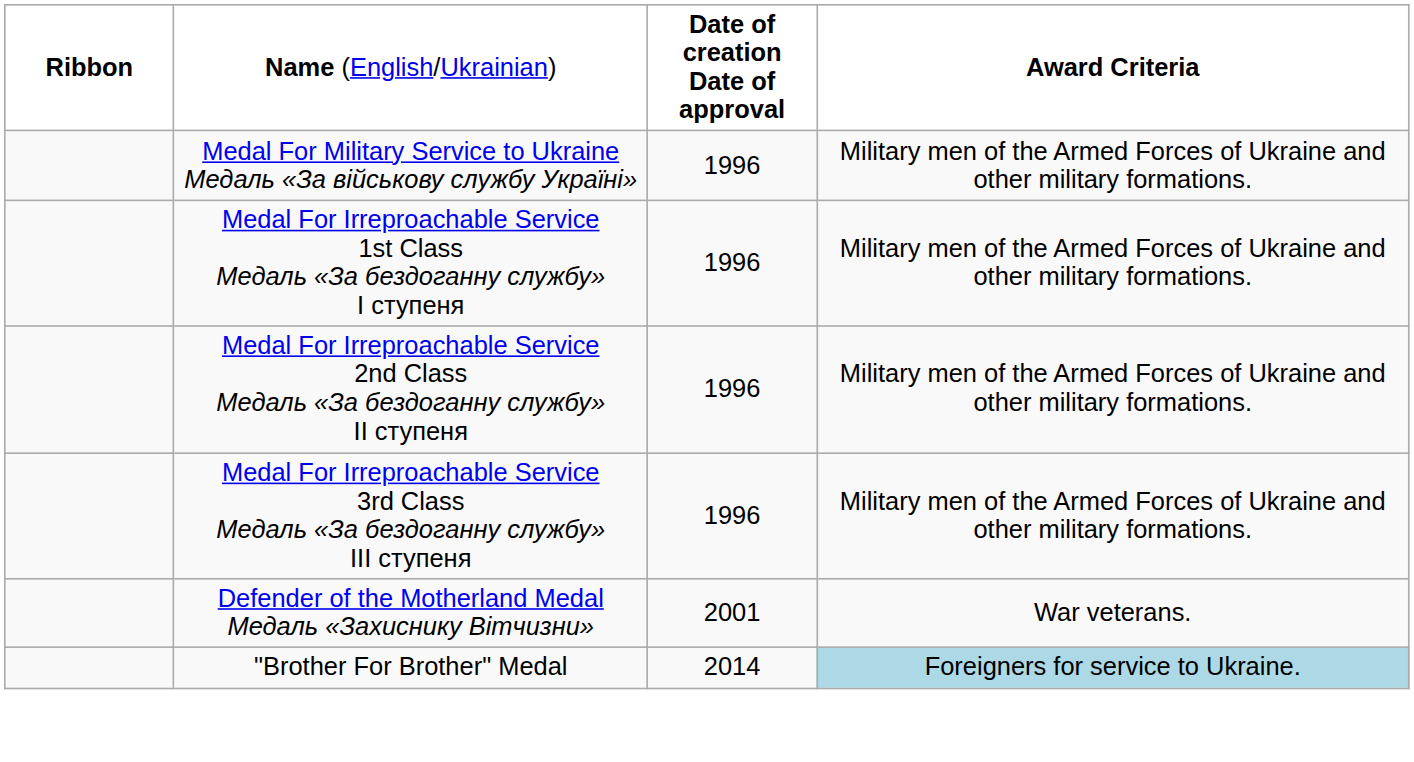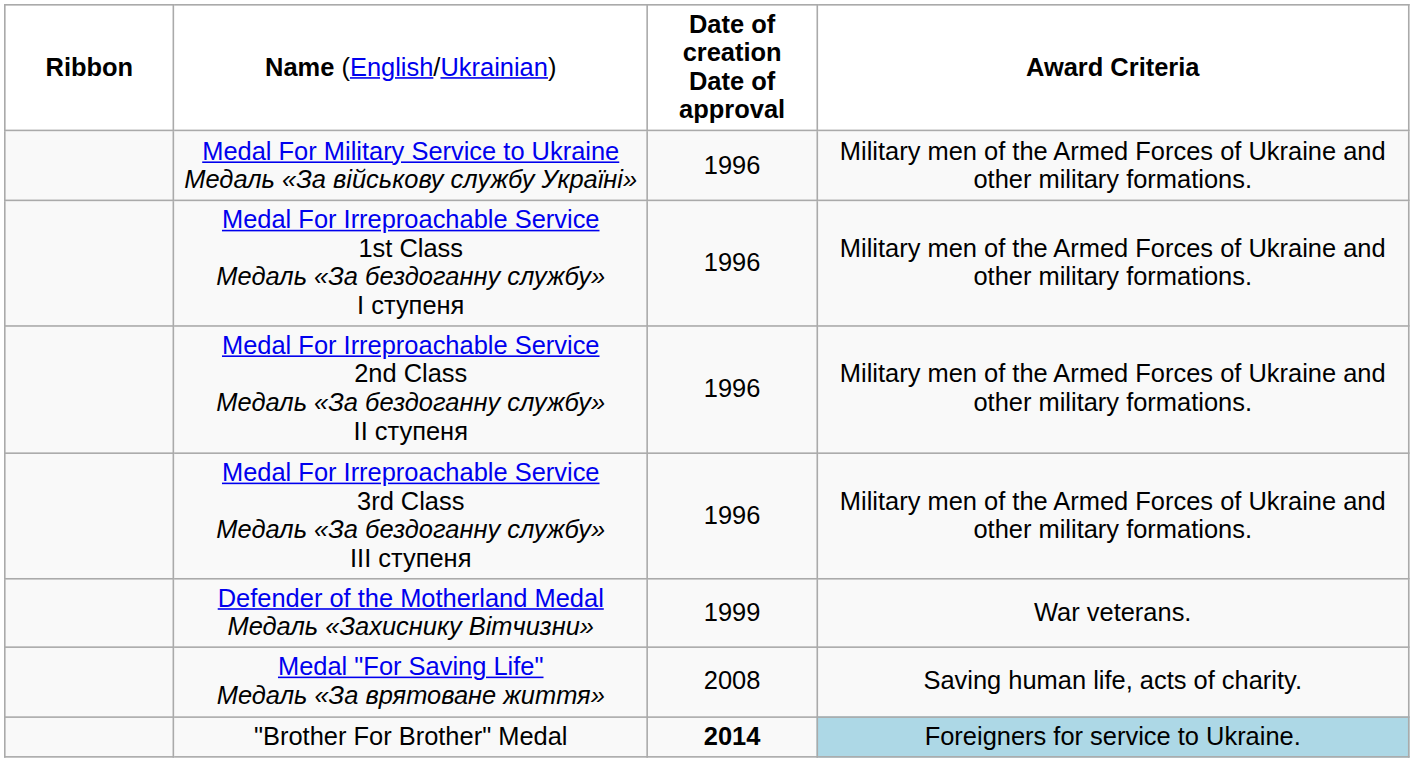(732, 612) 2001 -> (732, 612) 1999
+ row: (411, 681)
(732, 667) normal -> (732, 736) bold
